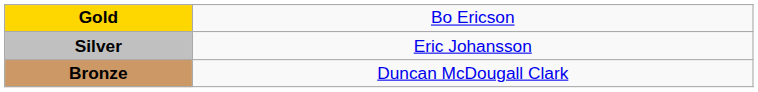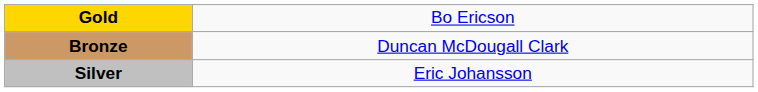rows swapped: (98, 45) <-> (98, 73)
